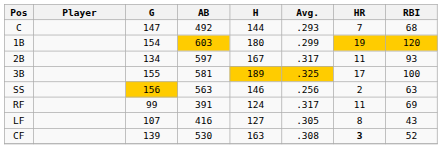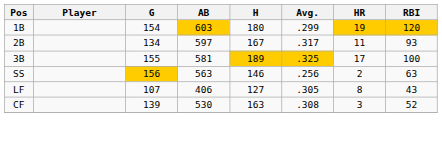- row: (19, 28)
- row: (19, 105)
(204, 120) 416 -> (204, 89) 406
(360, 136) bold -> (360, 105) normal
